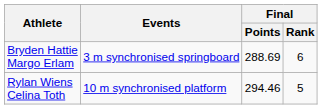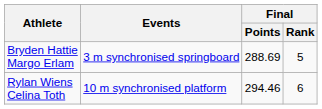(300, 57) 6 -> (300, 57) 5
(300, 89) 5 -> (300, 89) 6
